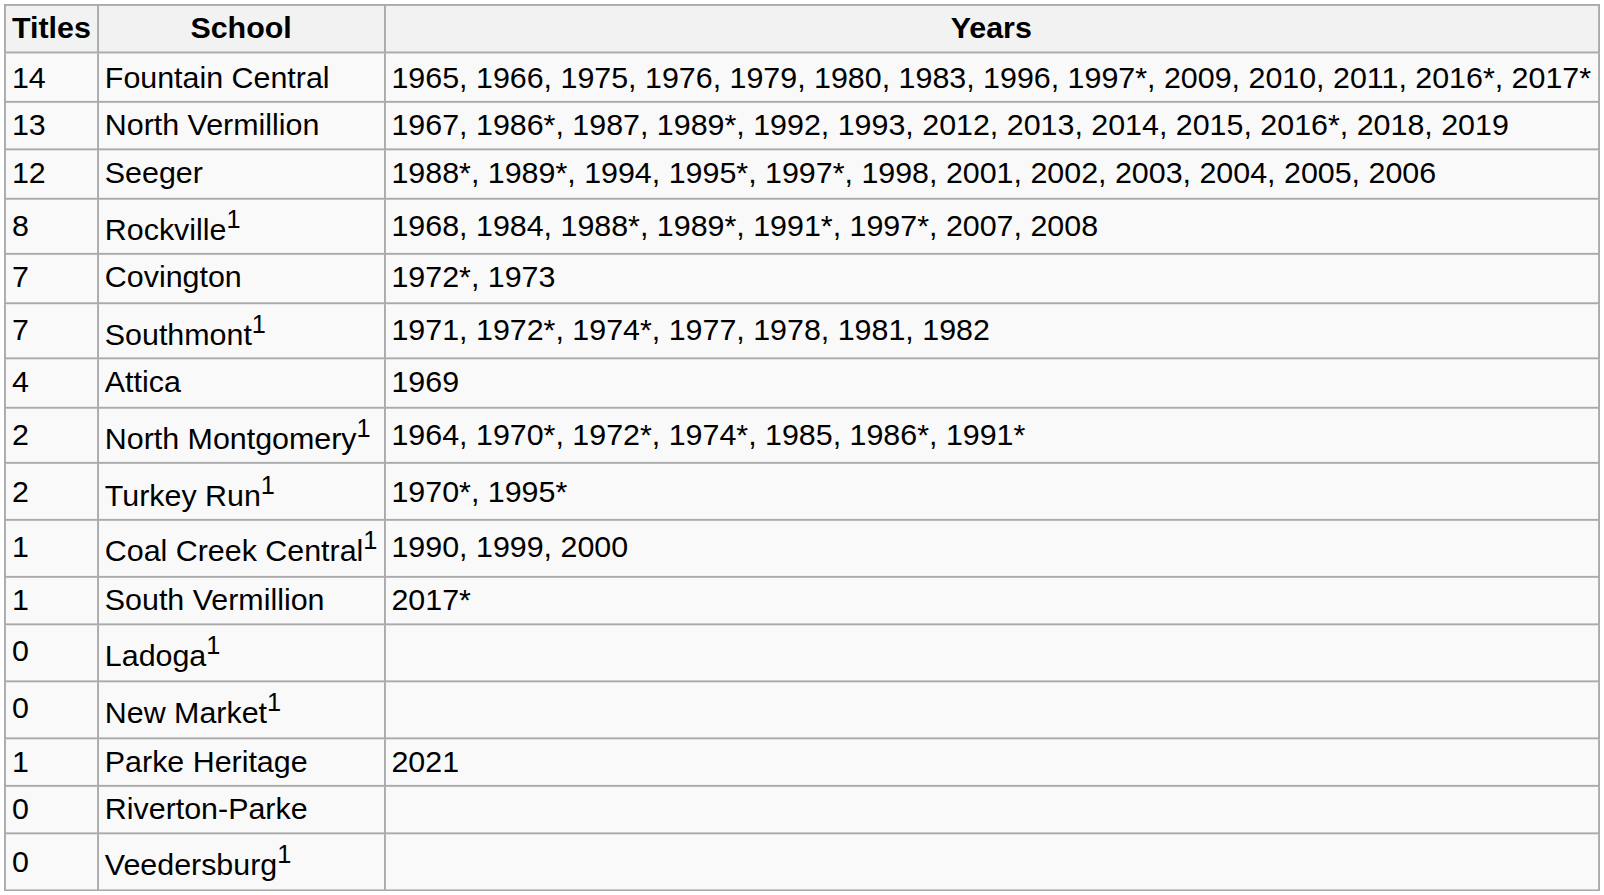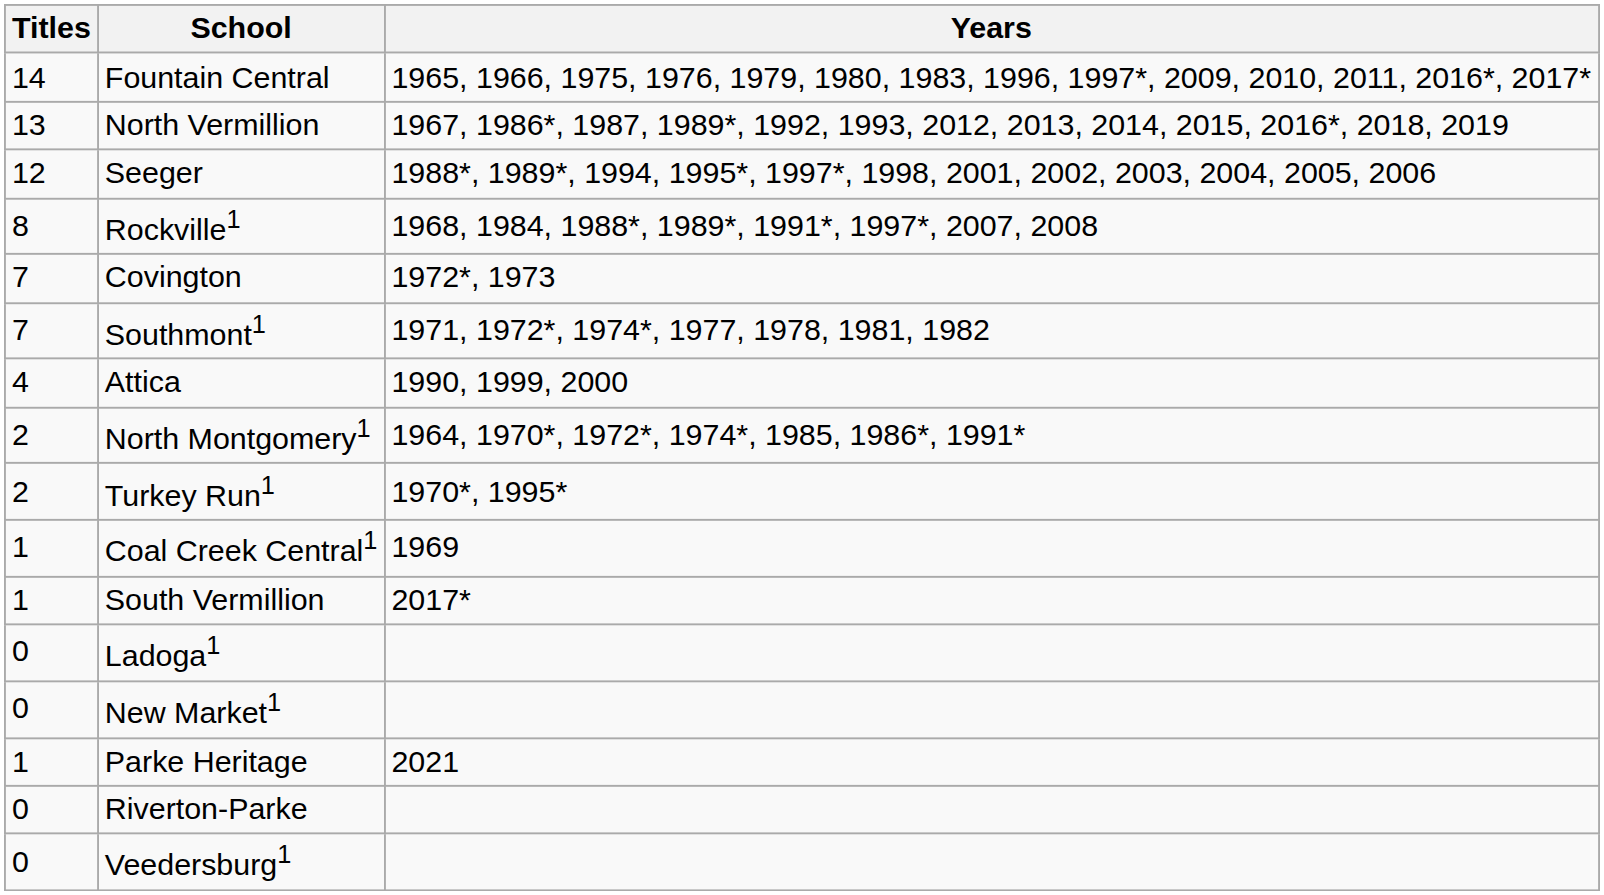(425, 382) 1969 -> (510, 382) 1990, 1999, 2000
(510, 547) 1990, 1999, 2000 -> (425, 547) 1969
